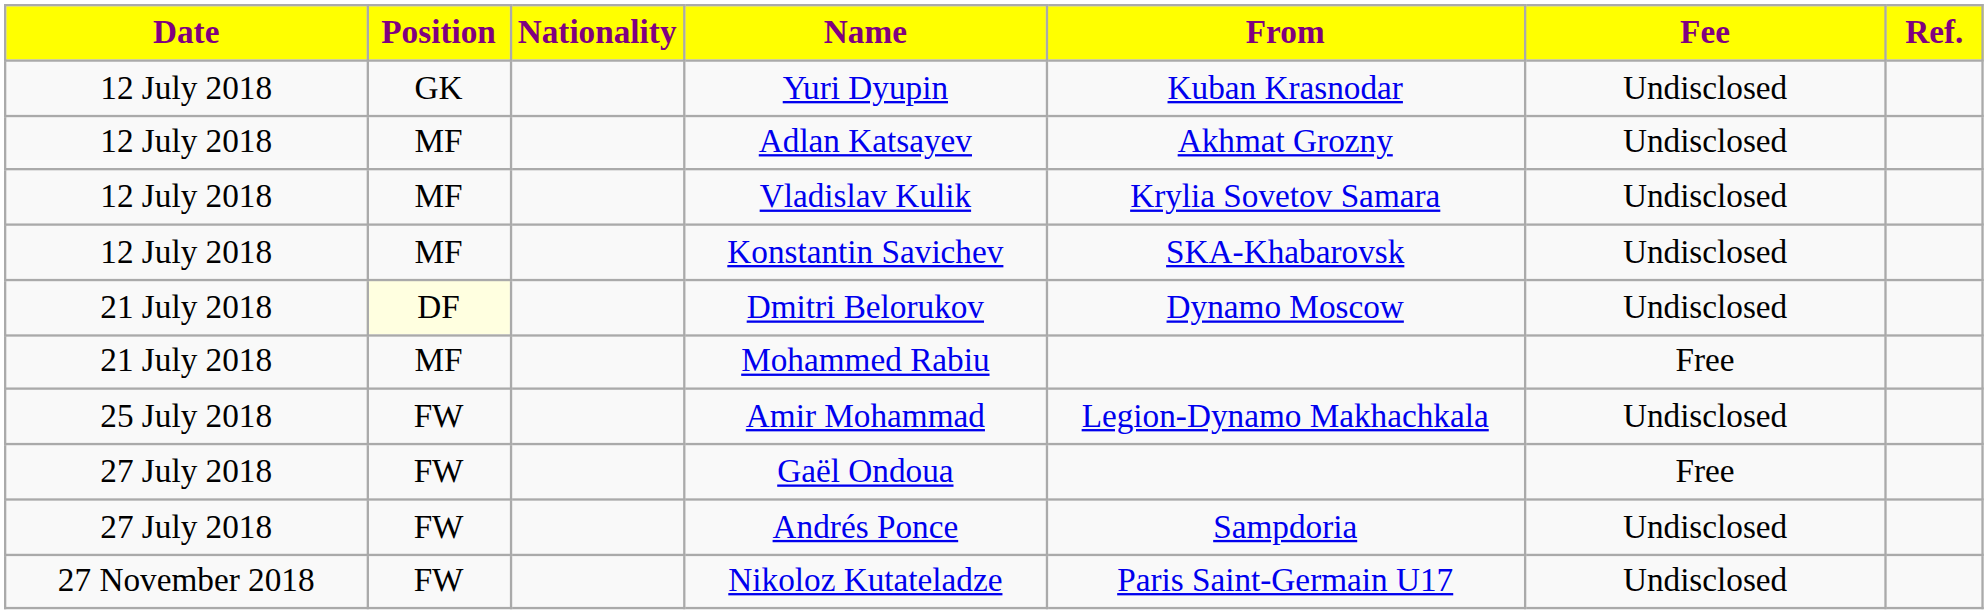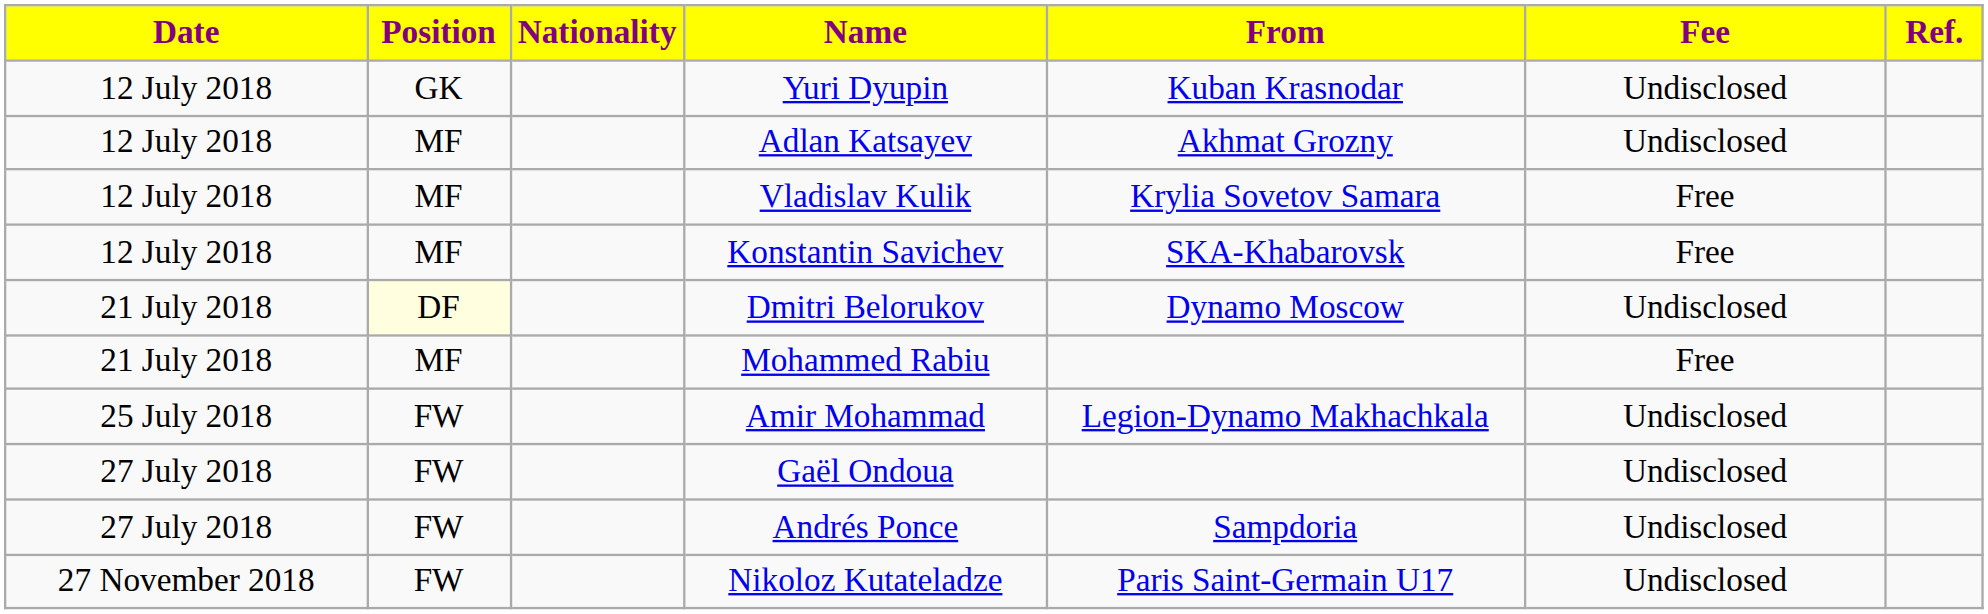(1705, 196) Undisclosed -> (1705, 196) Free
(1705, 251) Undisclosed -> (1705, 251) Free
(1705, 471) Free -> (1705, 471) Undisclosed
